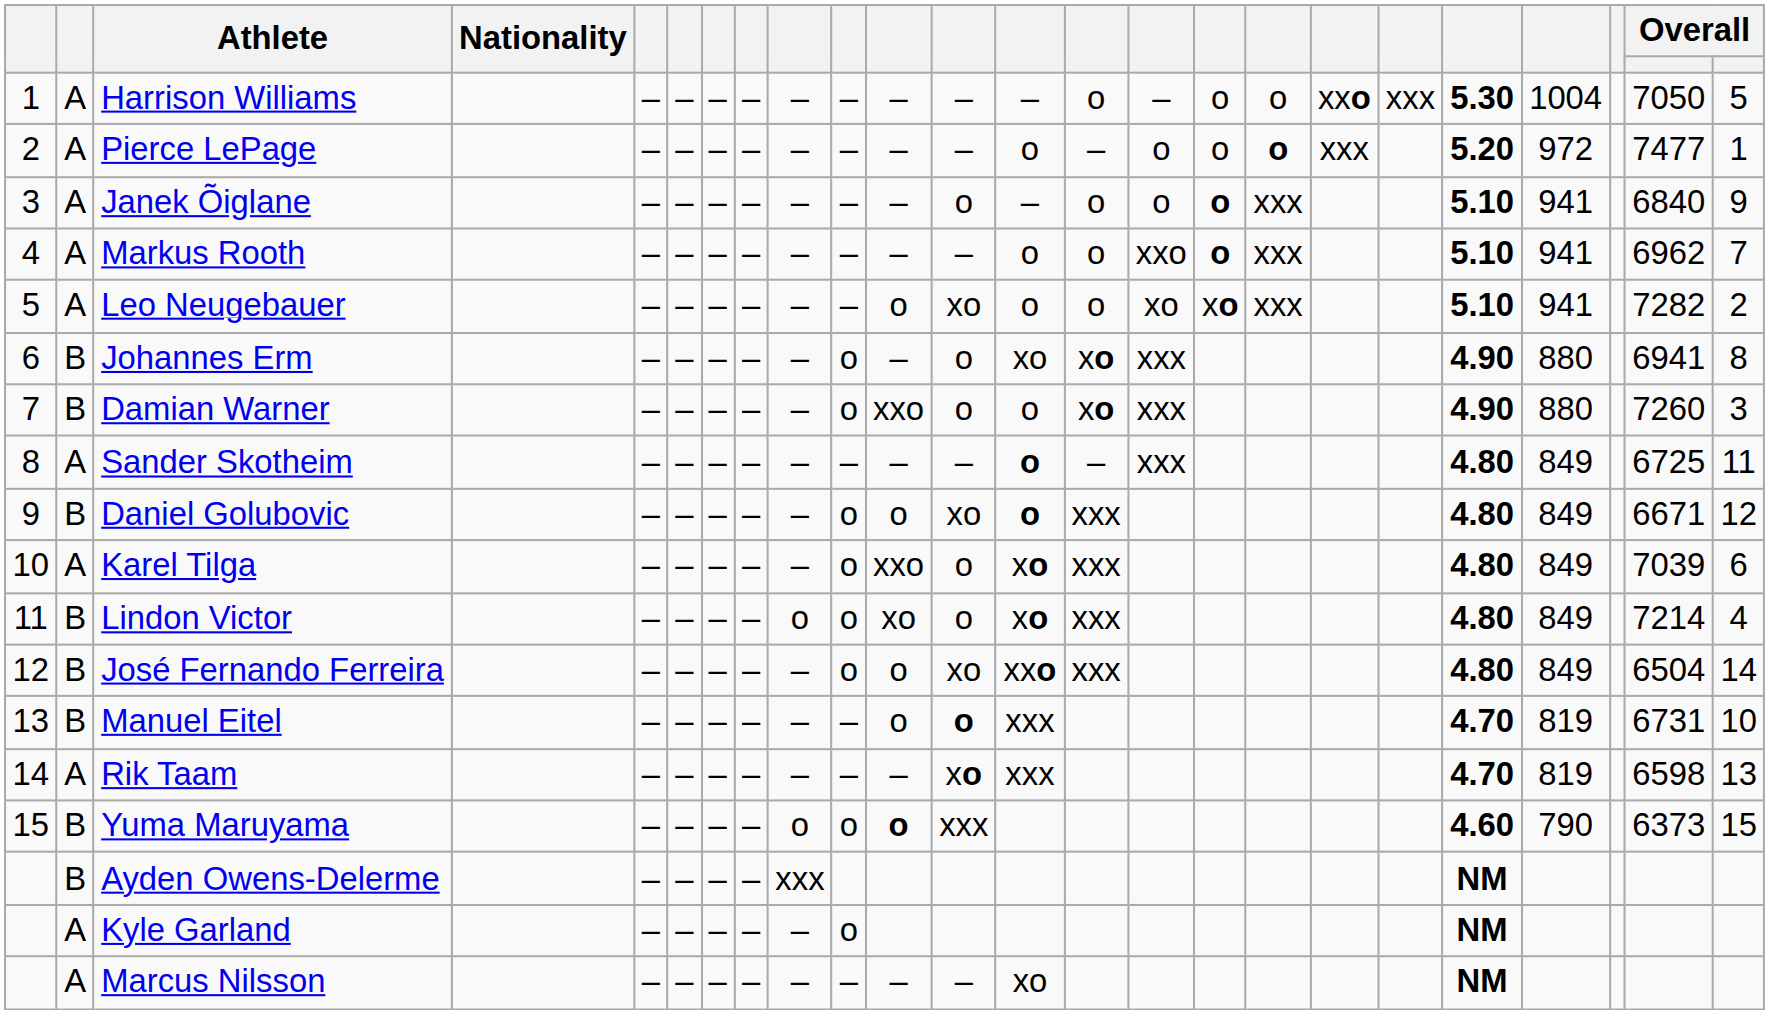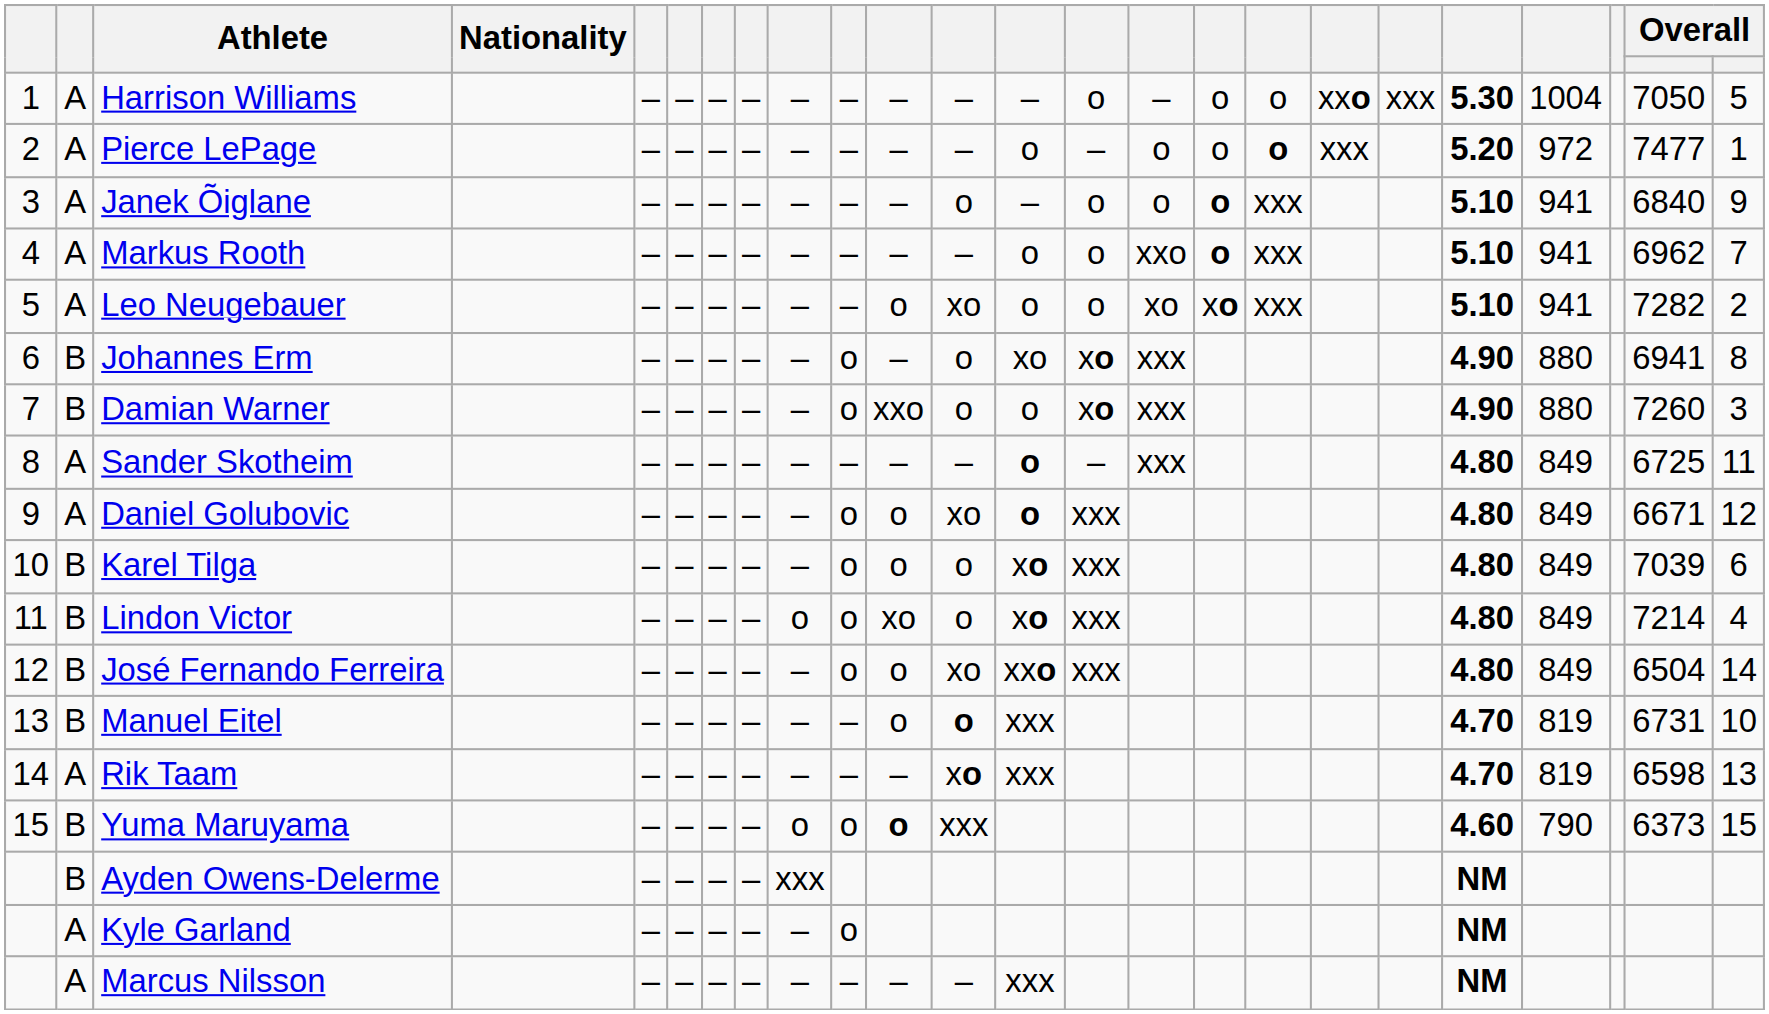(75, 513) B -> (75, 513) A
(75, 565) A -> (75, 565) B
(899, 565) xxo -> (899, 565) o
(1030, 981) xo -> (1030, 981) xxx
